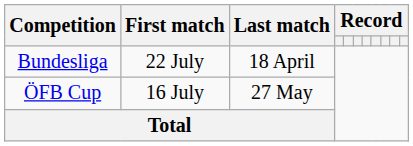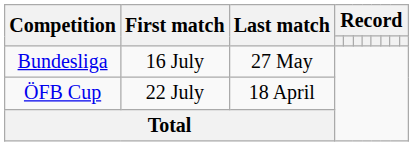(175, 61) 22 July -> (175, 61) 16 July
(282, 61) 18 April -> (282, 61) 27 May
(175, 93) 16 July -> (175, 93) 22 July
(282, 93) 27 May -> (282, 93) 18 April
